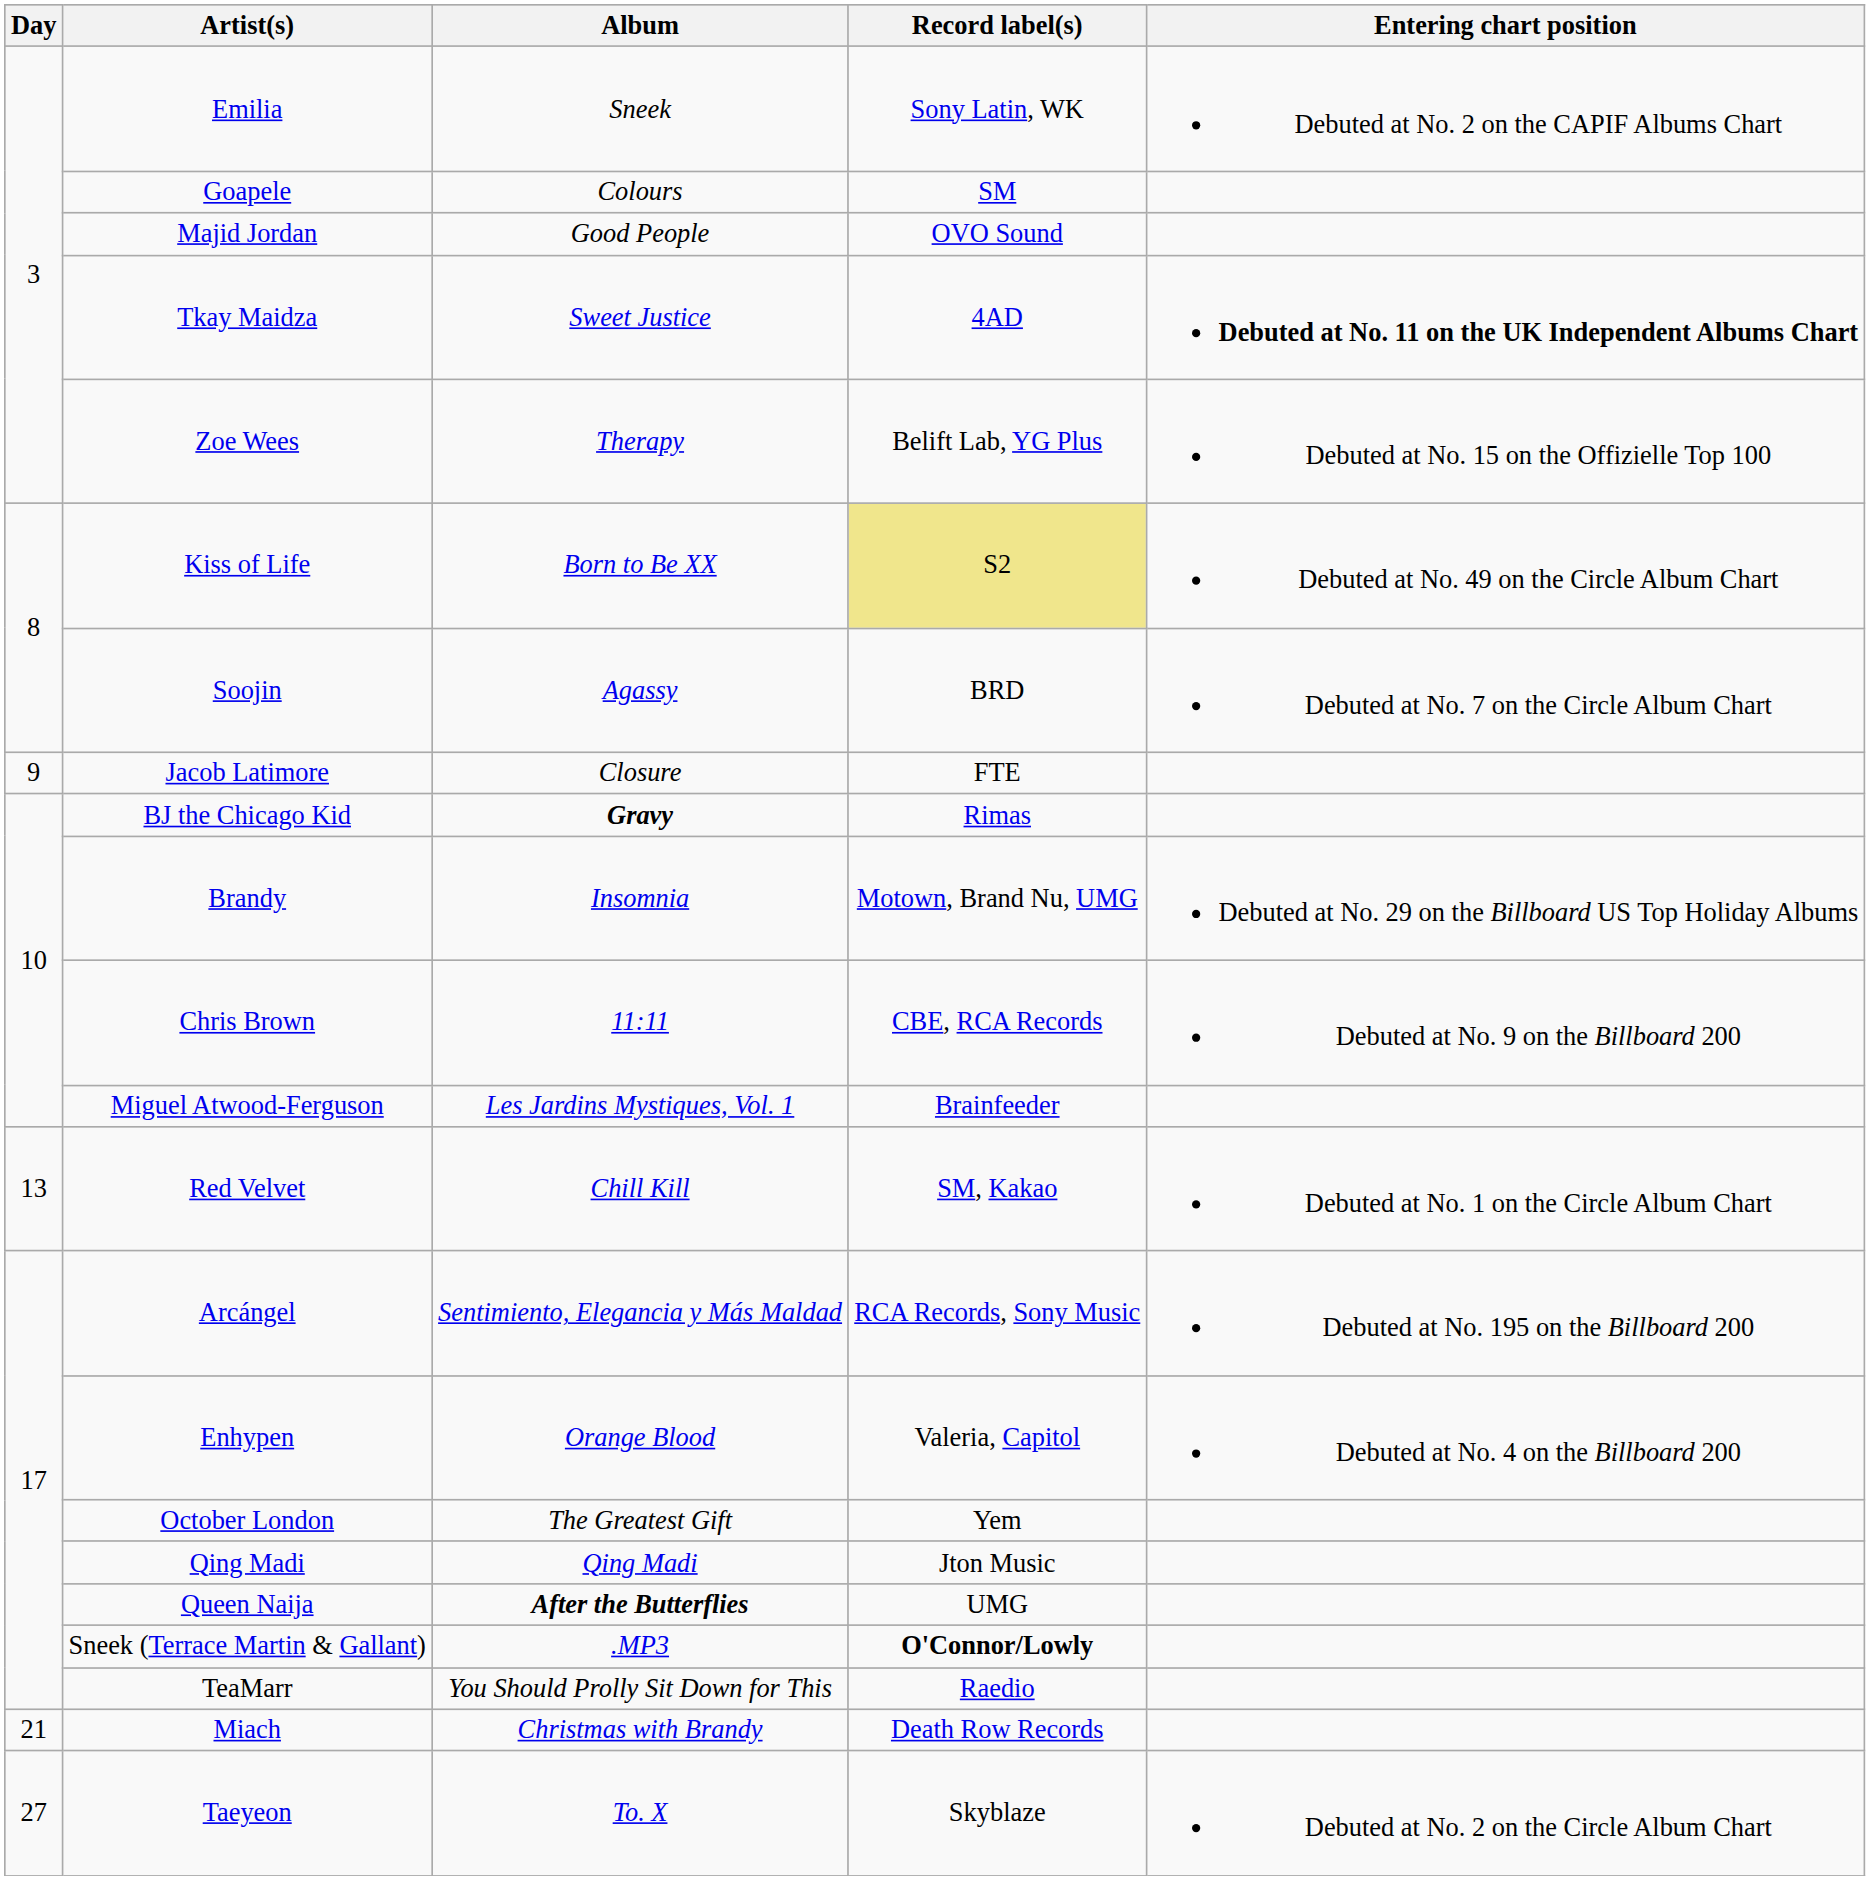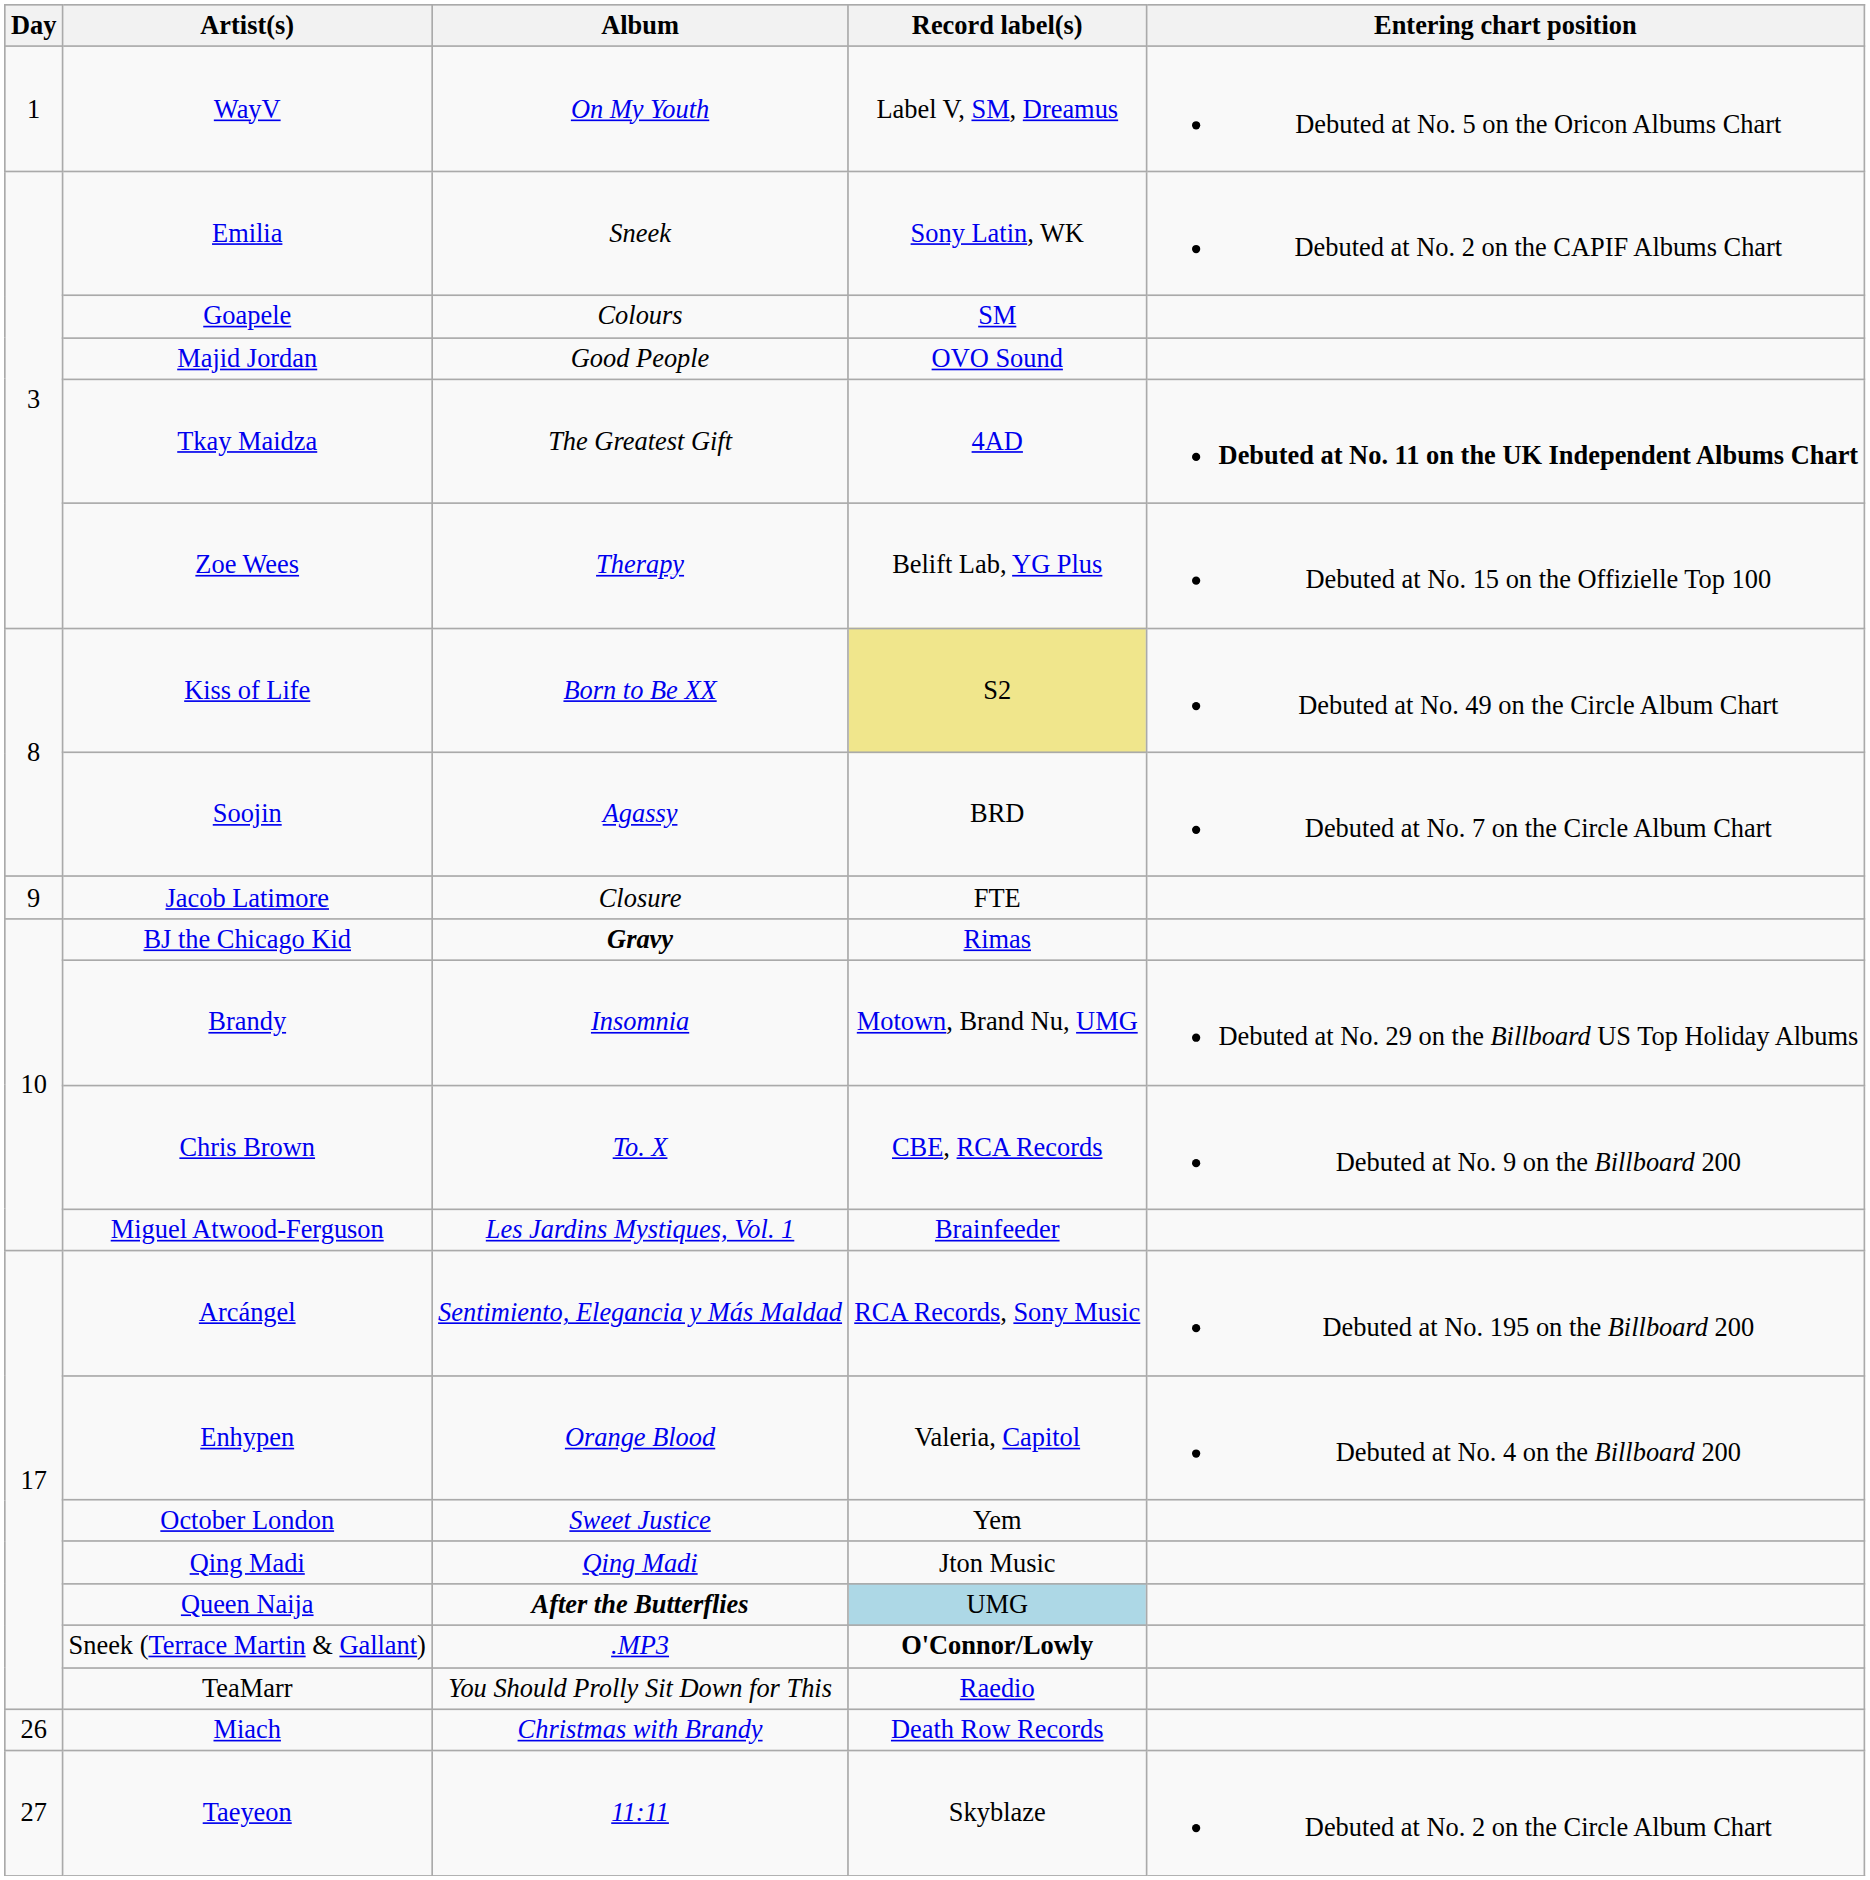+ row: (247, 108)
(640, 316) Sweet Justice -> (640, 441) The Greatest Gift
(640, 1022) 11:11 -> (640, 1146) To. X
- row: (247, 1188)
(640, 1520) The Greatest Gift -> (640, 1520) Sweet Justice
(997, 1604) no background -> (997, 1604) lightblue background
(34, 1729) 21 -> (34, 1729) 26
(640, 1812) To. X -> (640, 1812) 11:11
